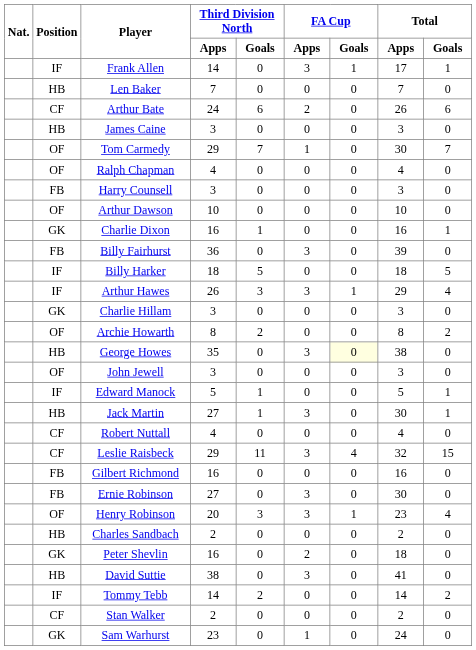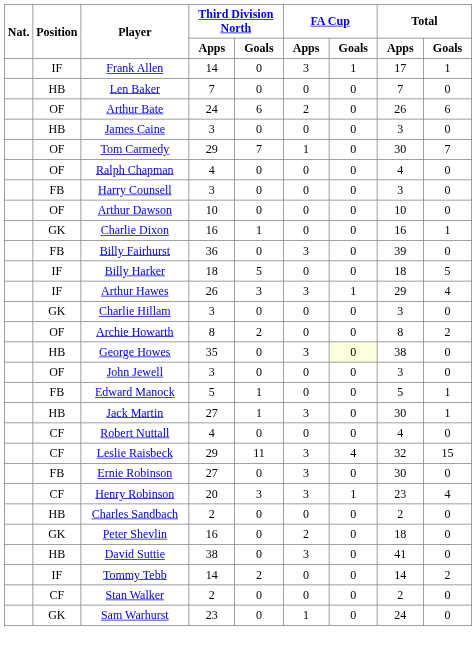(57, 109) CF -> (57, 109) OF
(57, 392) IF -> (57, 392) FB
- row: (136, 473)
(57, 514) OF -> (57, 493) CF
